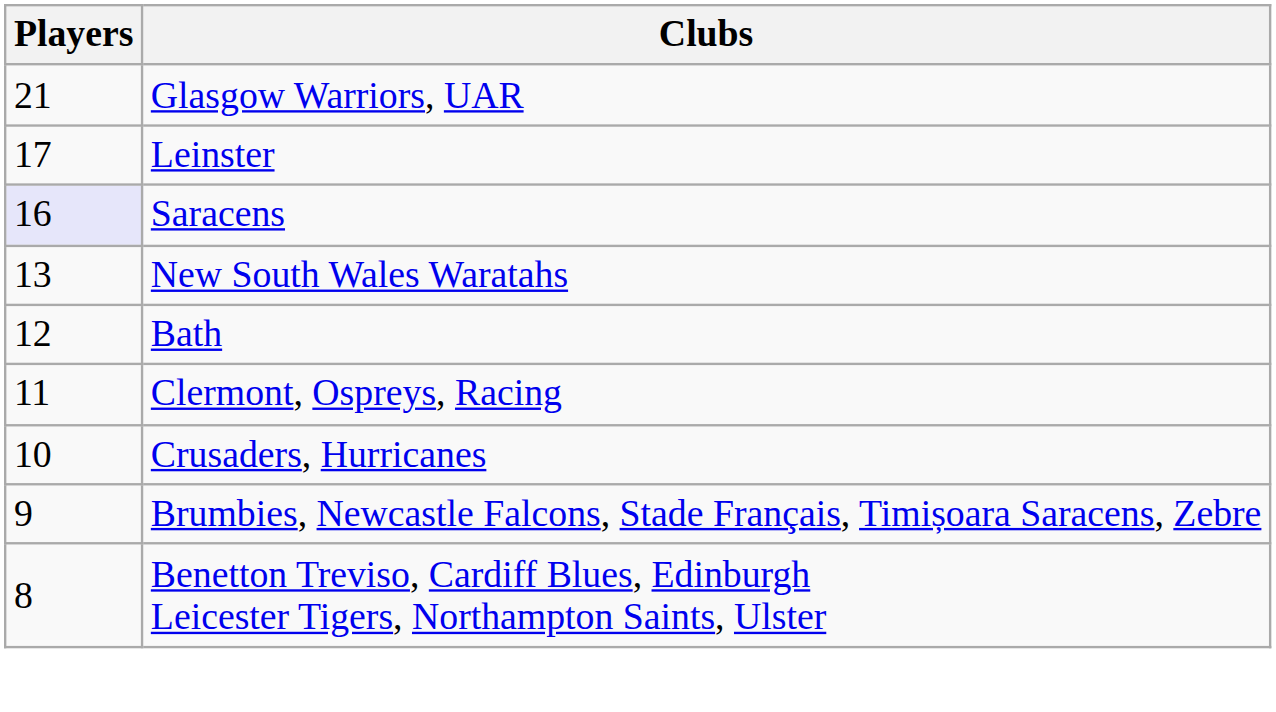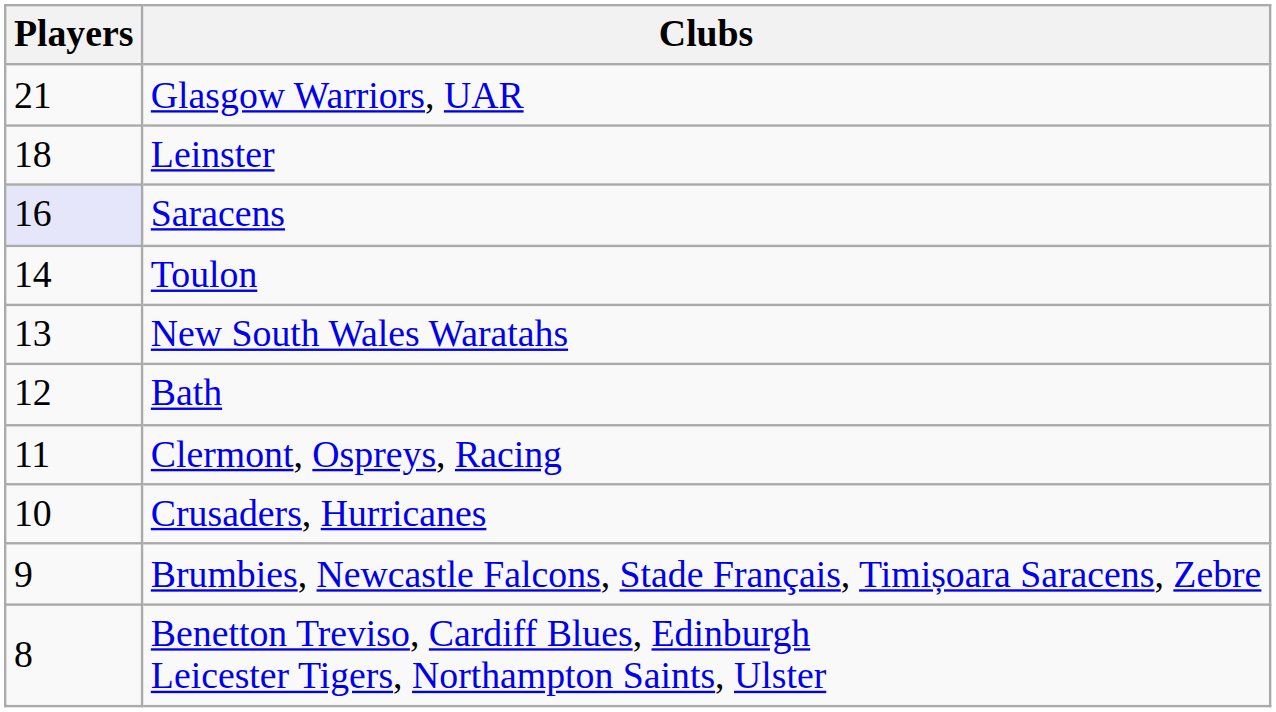(33, 154) 17 -> (33, 154) 18
+ row: (204, 273)
